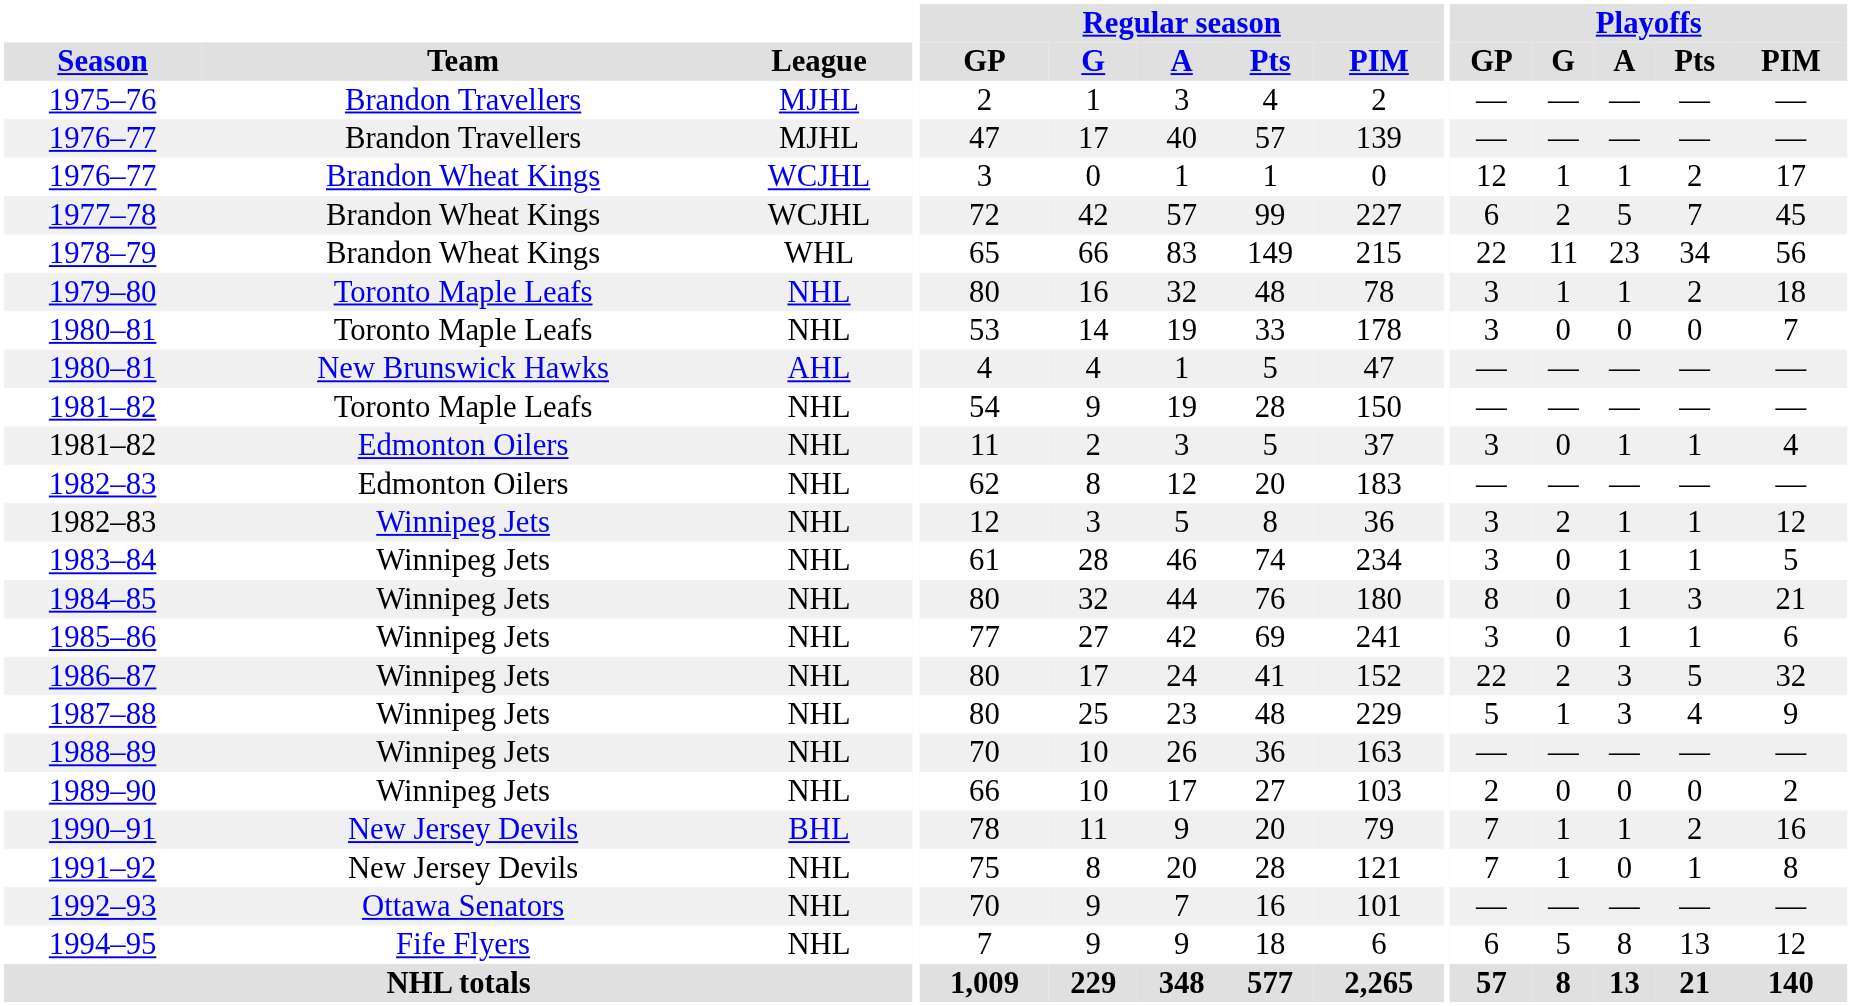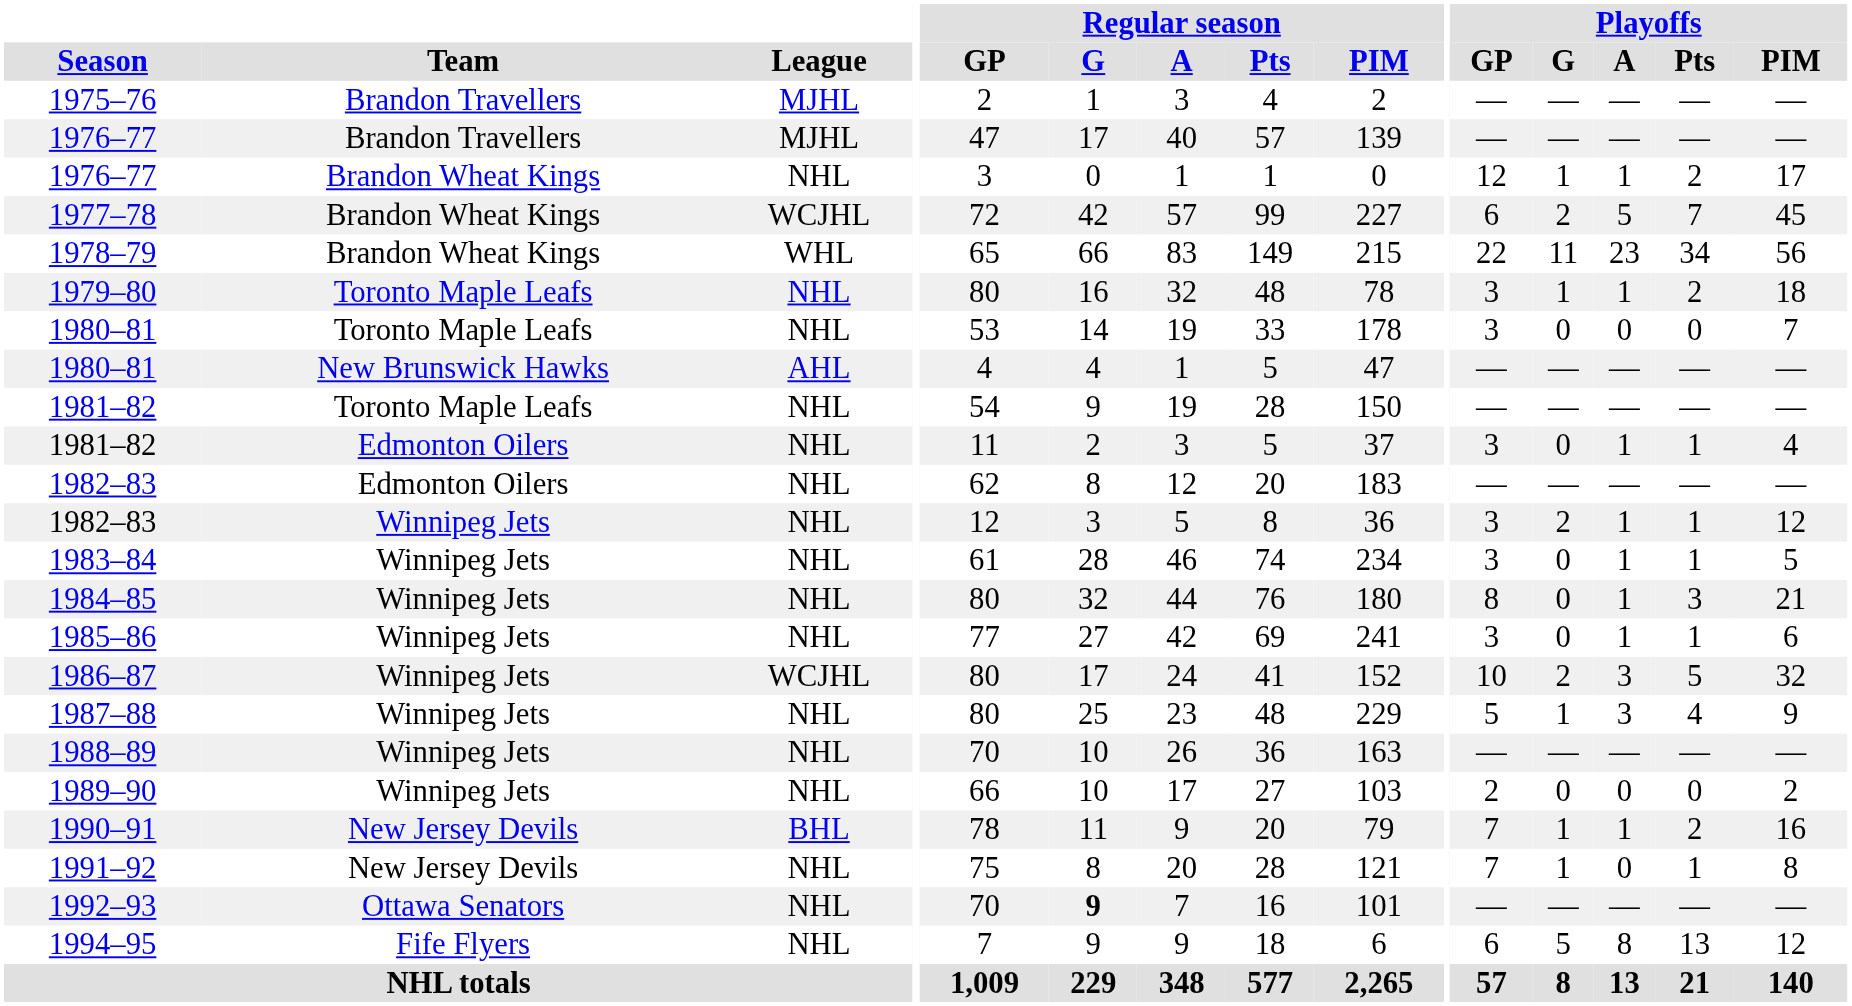(819, 176) WCJHL -> (819, 176) NHL
(819, 675) NHL -> (819, 675) WCJHL
(1491, 675) 22 -> (1491, 675) 10
(1093, 905) normal -> (1093, 905) bold
